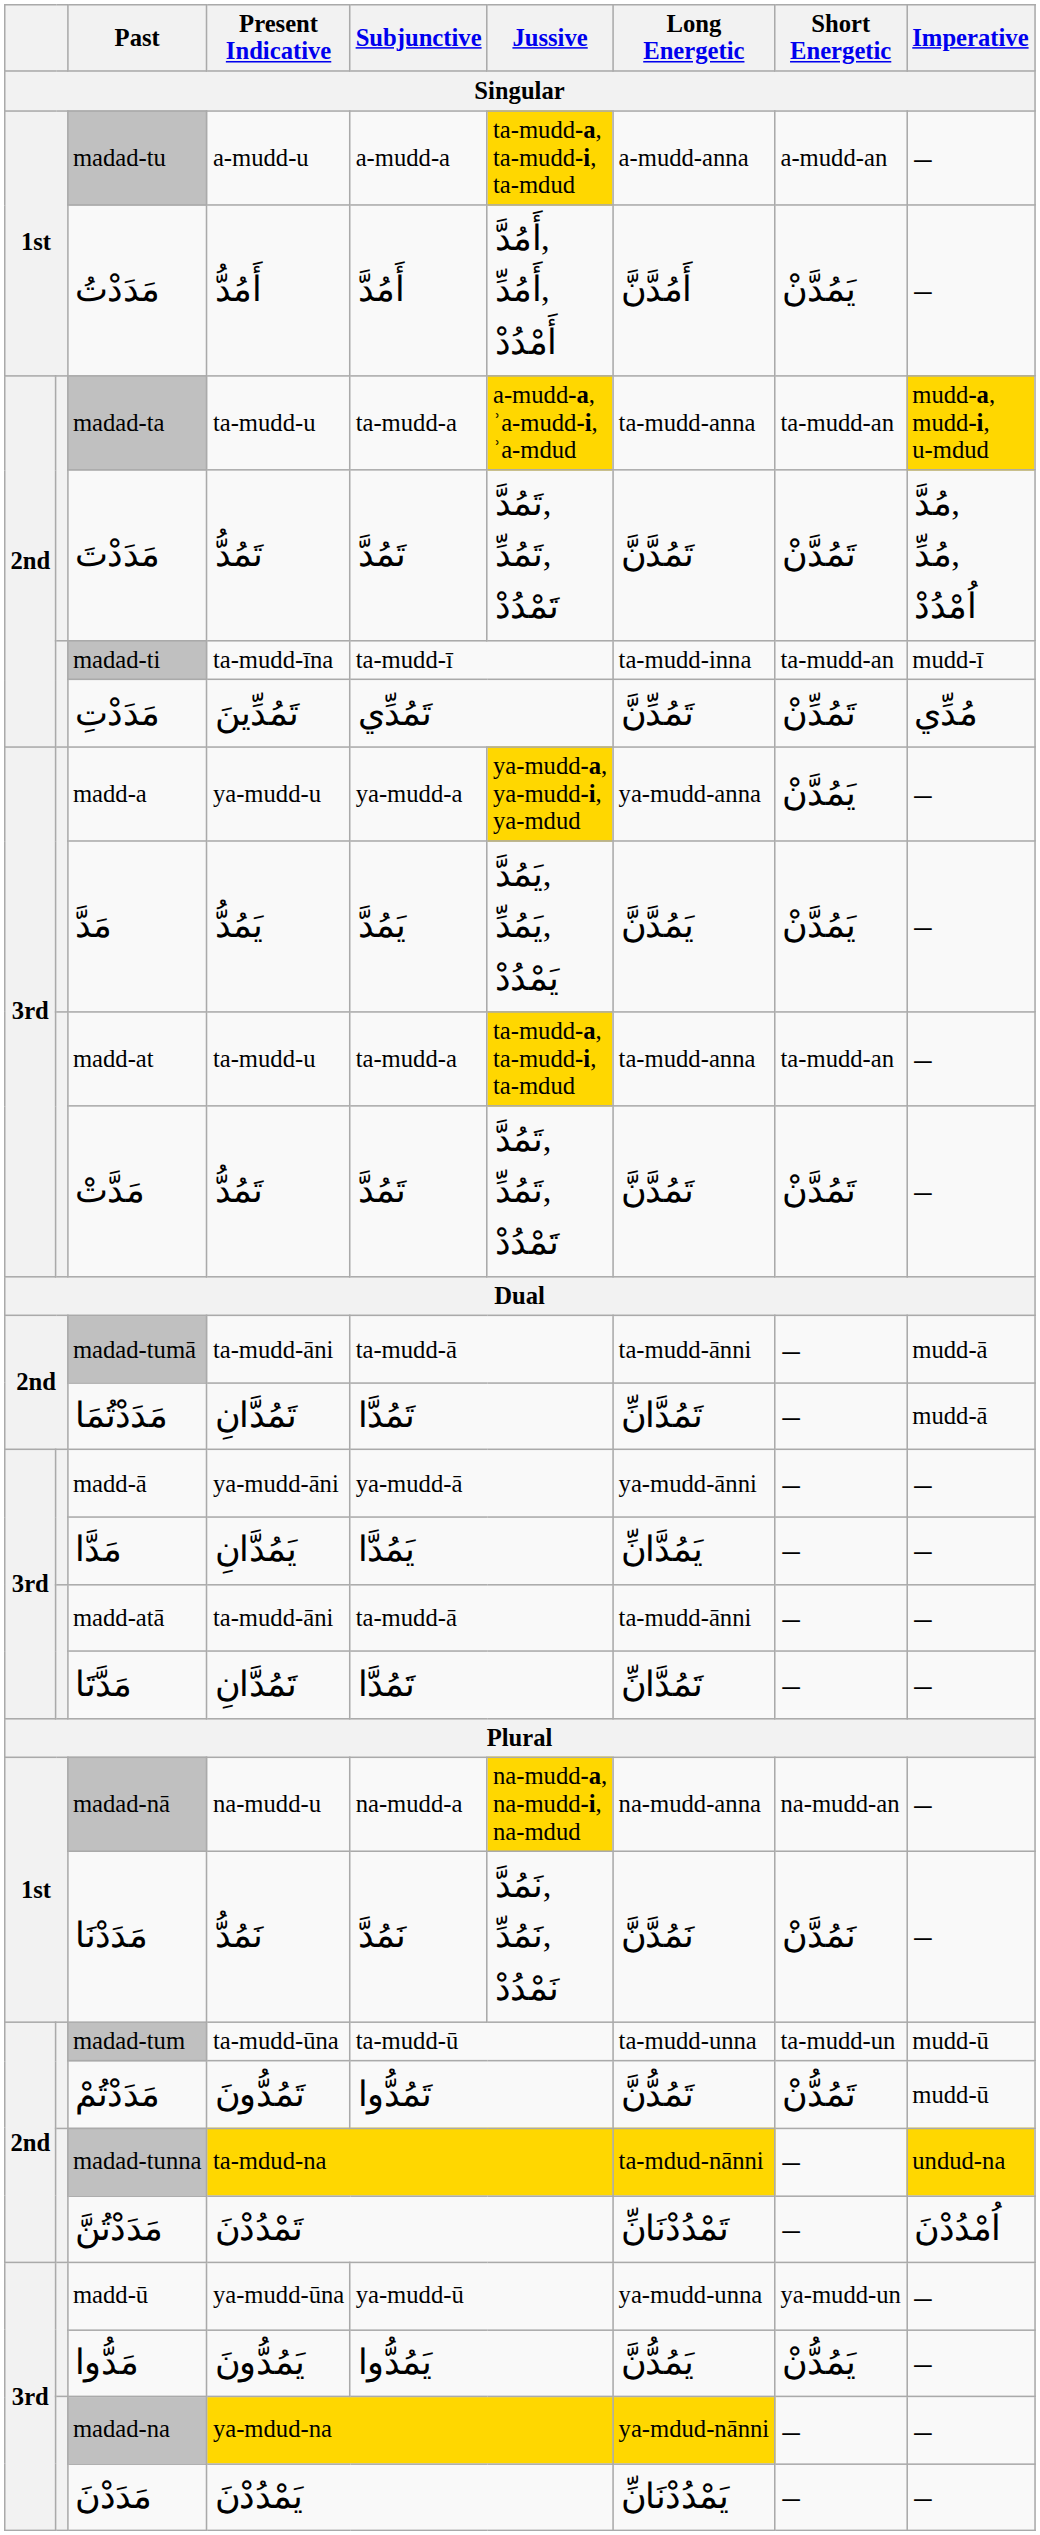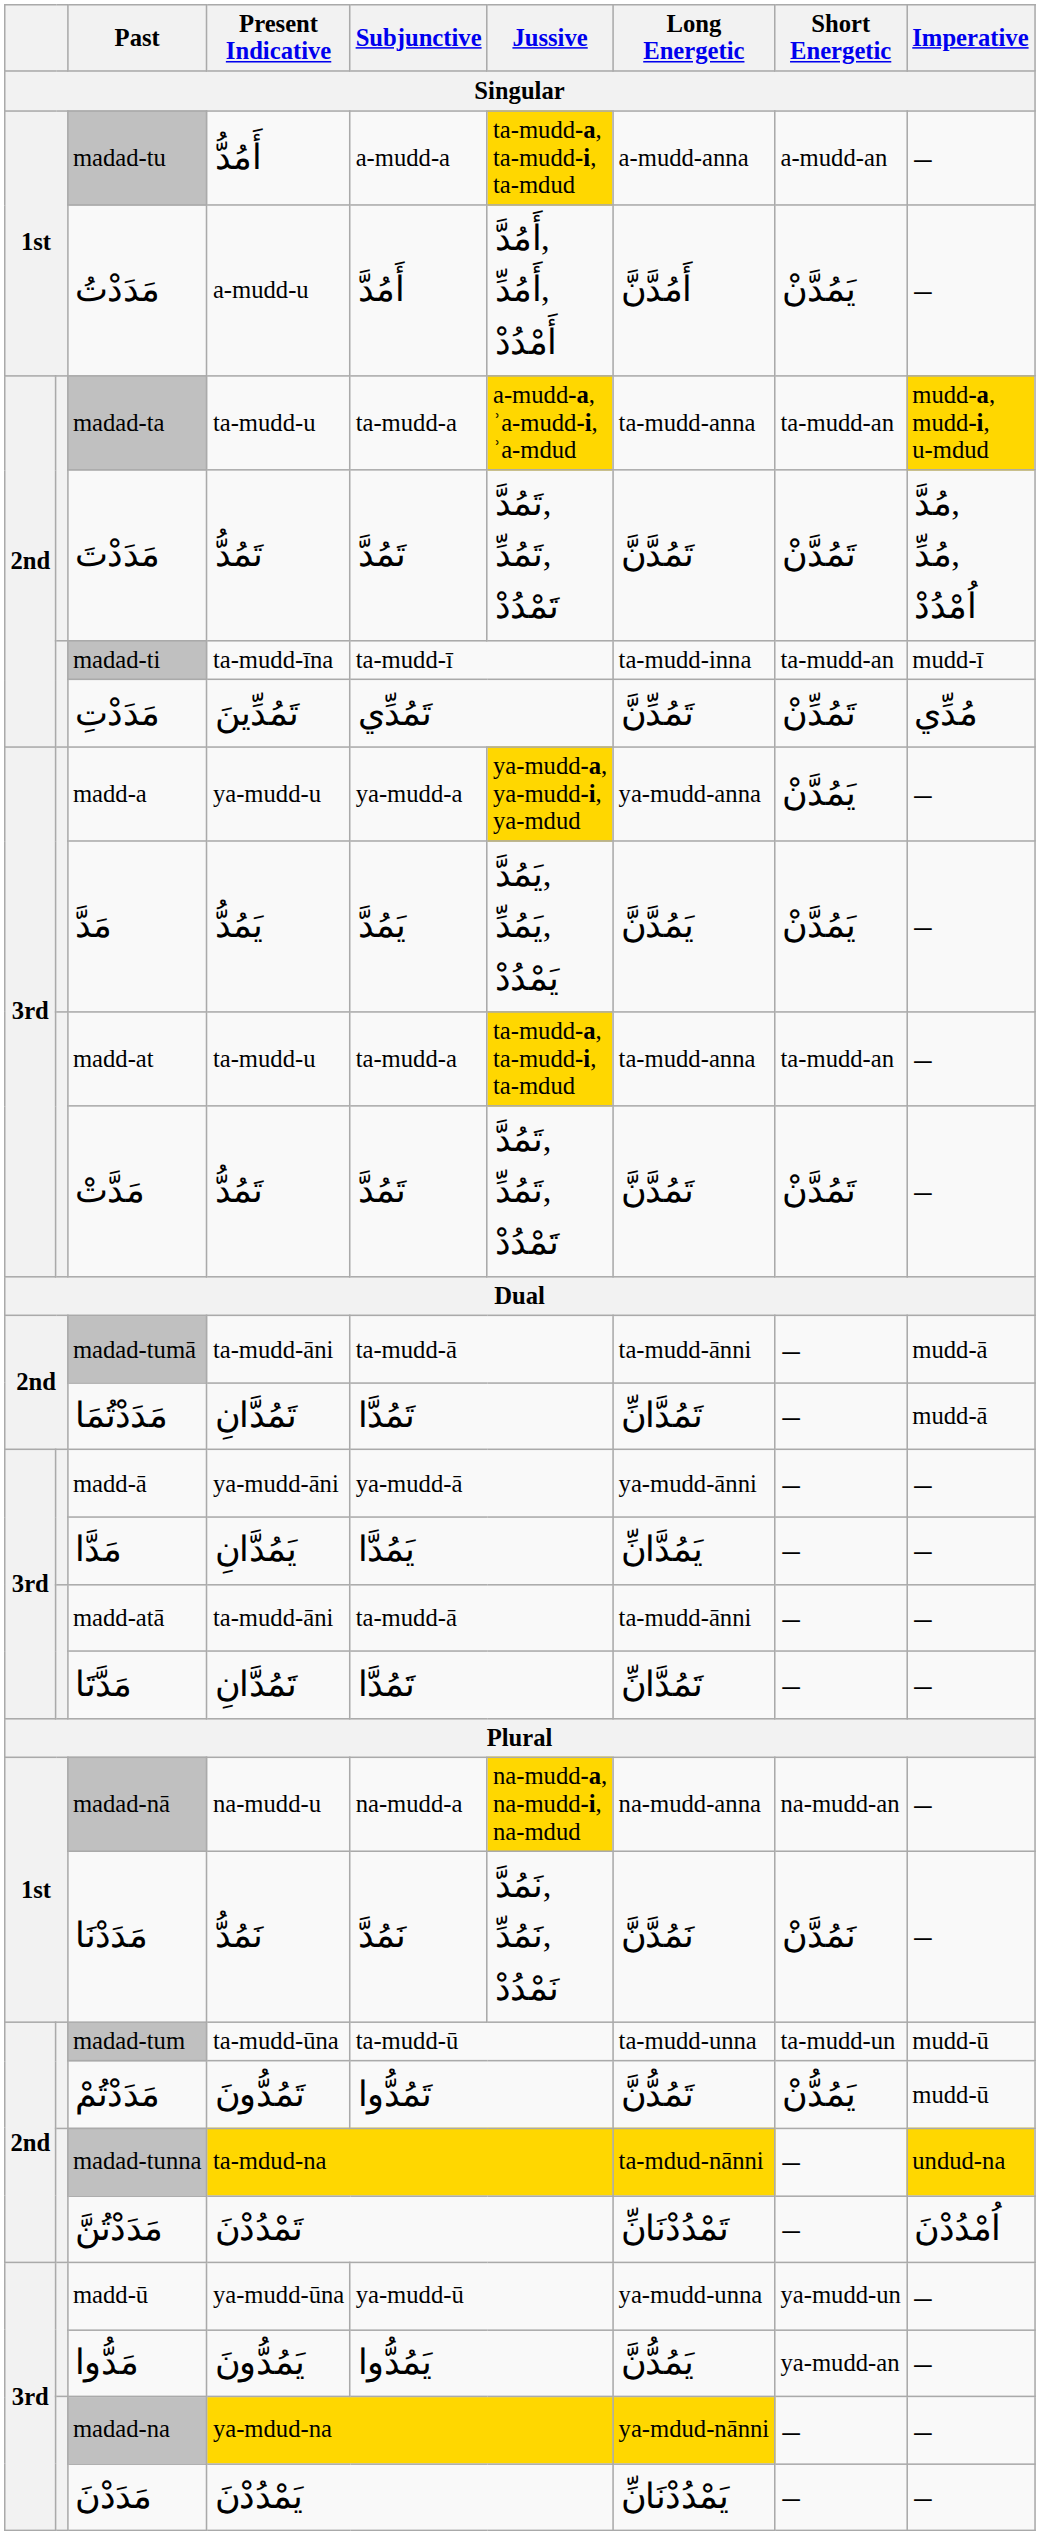(261, 157) a-mudd-u -> (238, 157) أَمُدُّ
(238, 290) أَمُدُّ -> (261, 290) a-mudd-u
(819, 2094) تَمُدُّنْ -> (819, 2094) يَمُدُّنْ
(819, 2363) يَمُدُّنْ -> (840, 2362) ya-mudd-an
